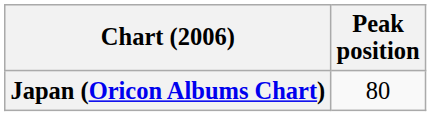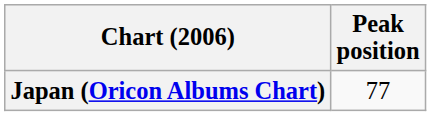(378, 90) 80 -> (378, 90) 77
